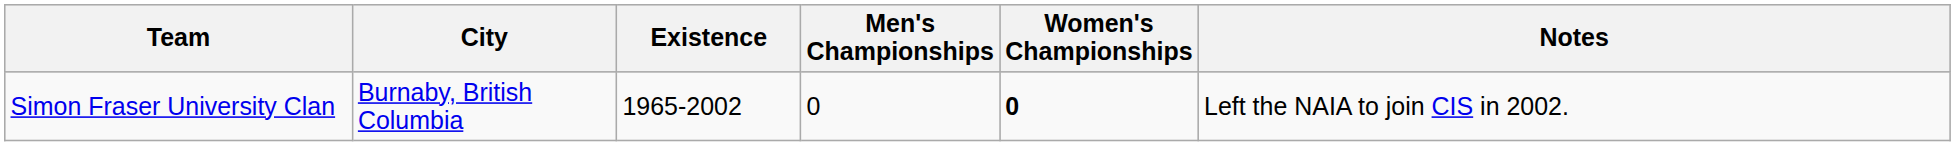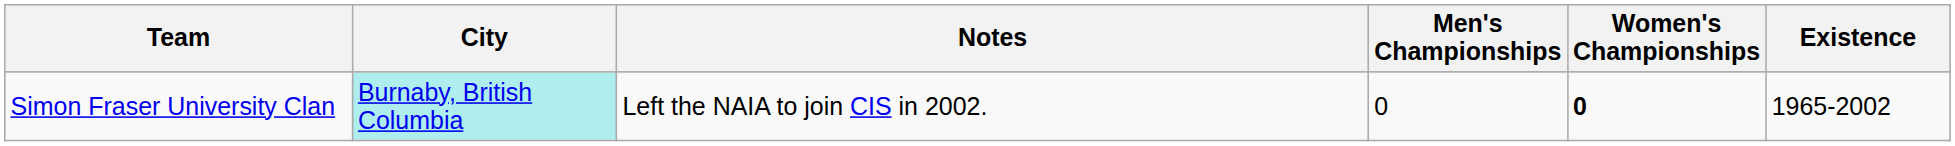columns swapped: (709, 38) <-> (1574, 38)
(445, 105) no background -> (445, 105) paleturquoise background
